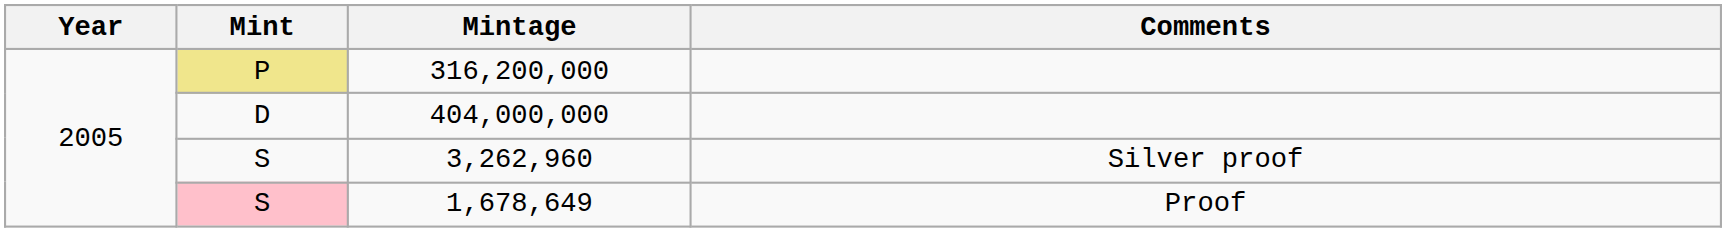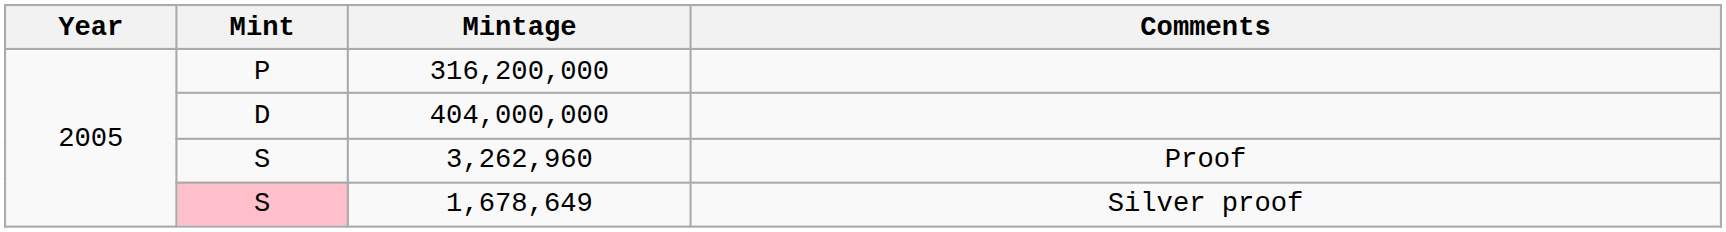(262, 71) khaki background -> (262, 71) no background
(1206, 160) Silver proof -> (1206, 160) Proof
(1206, 204) Proof -> (1206, 204) Silver proof
